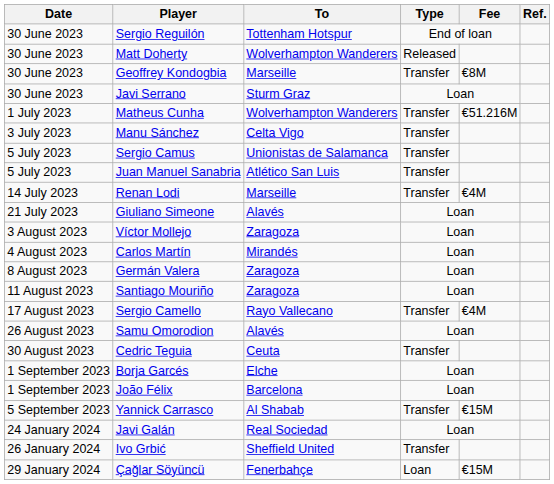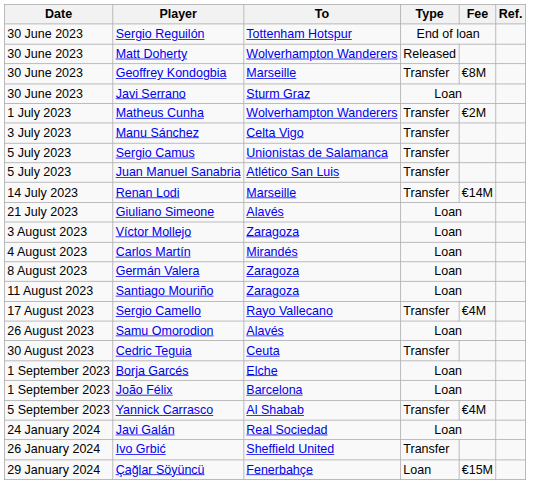(490, 113) €51.216M -> (474, 113) €2M
(474, 192) €4M -> (477, 192) €14M
(477, 410) €15M -> (474, 410) €4M
